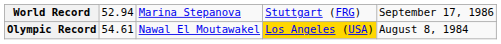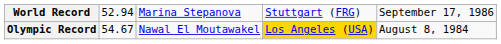(118, 30) 54.61 -> (118, 30) 54.67
